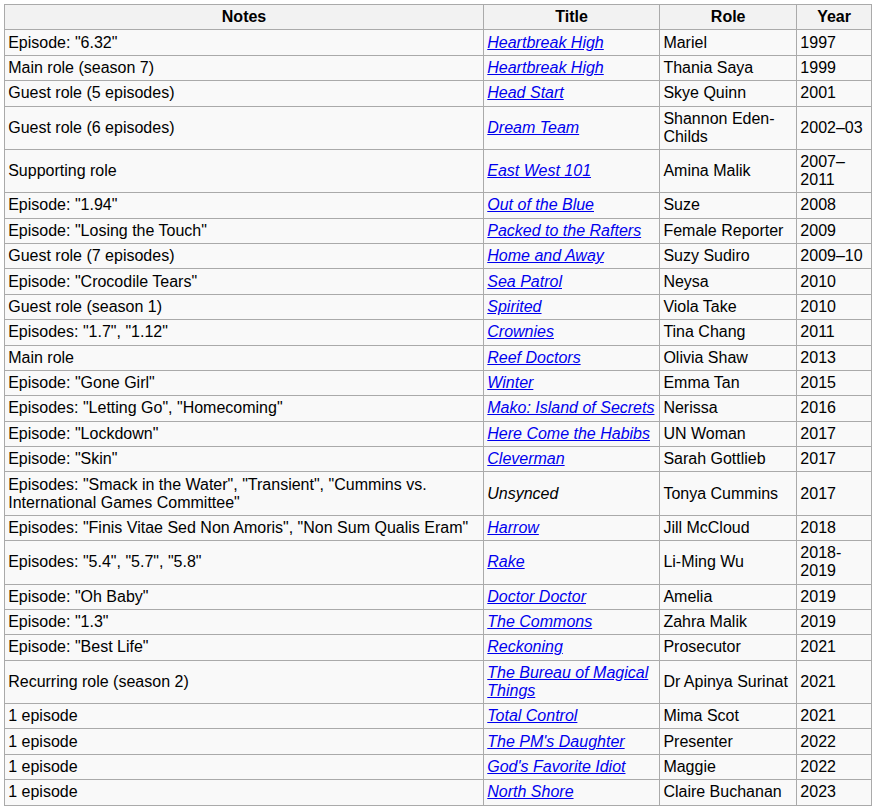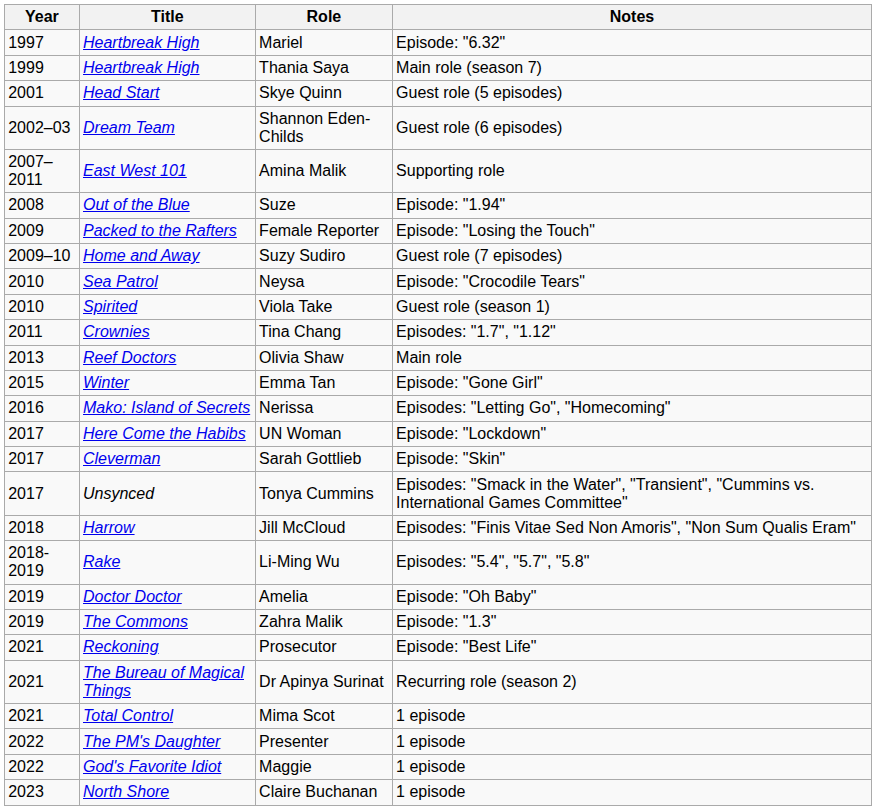columns swapped: (834, 17) <-> (244, 17)
